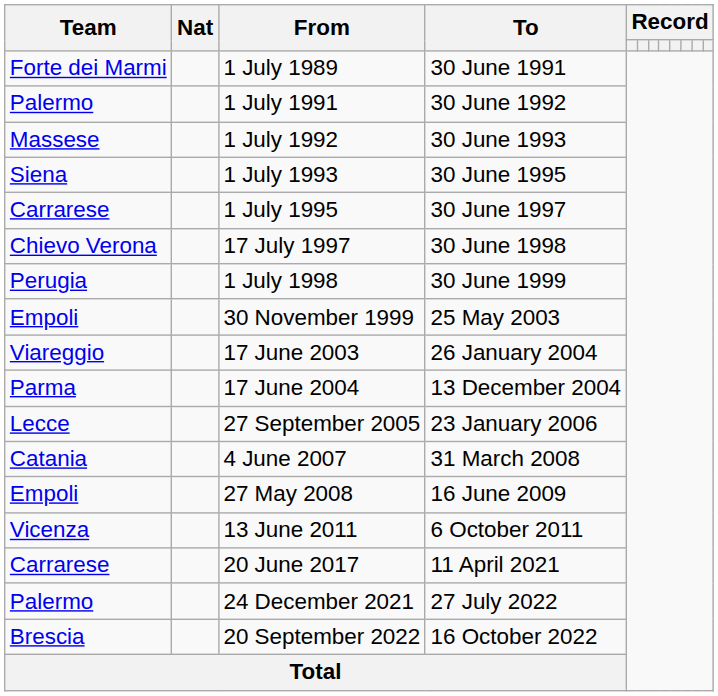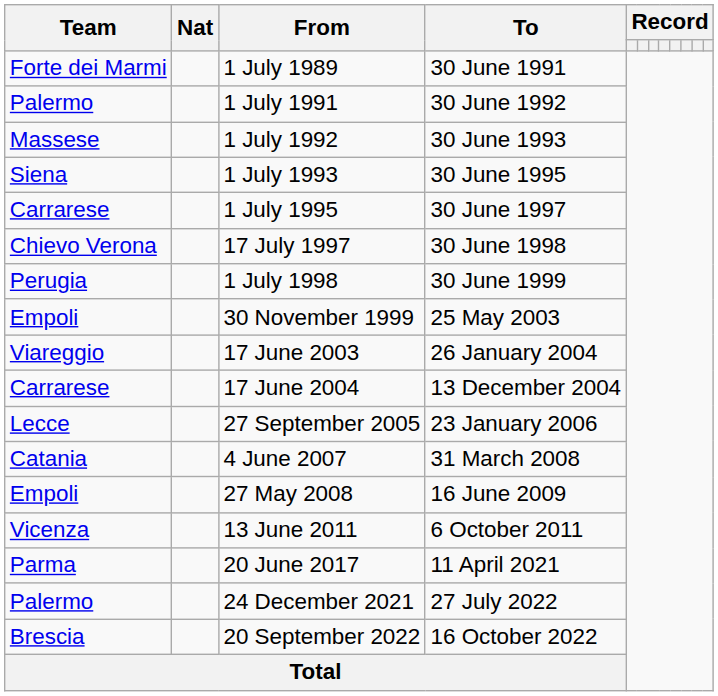(43, 387) Parma -> (60, 387) Carrarese
(60, 565) Carrarese -> (43, 565) Parma
